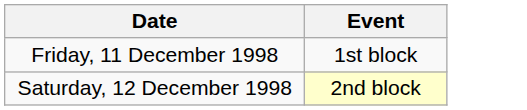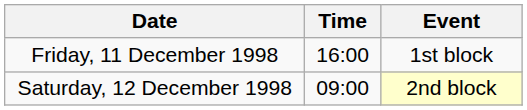+ column: (343, 21)
